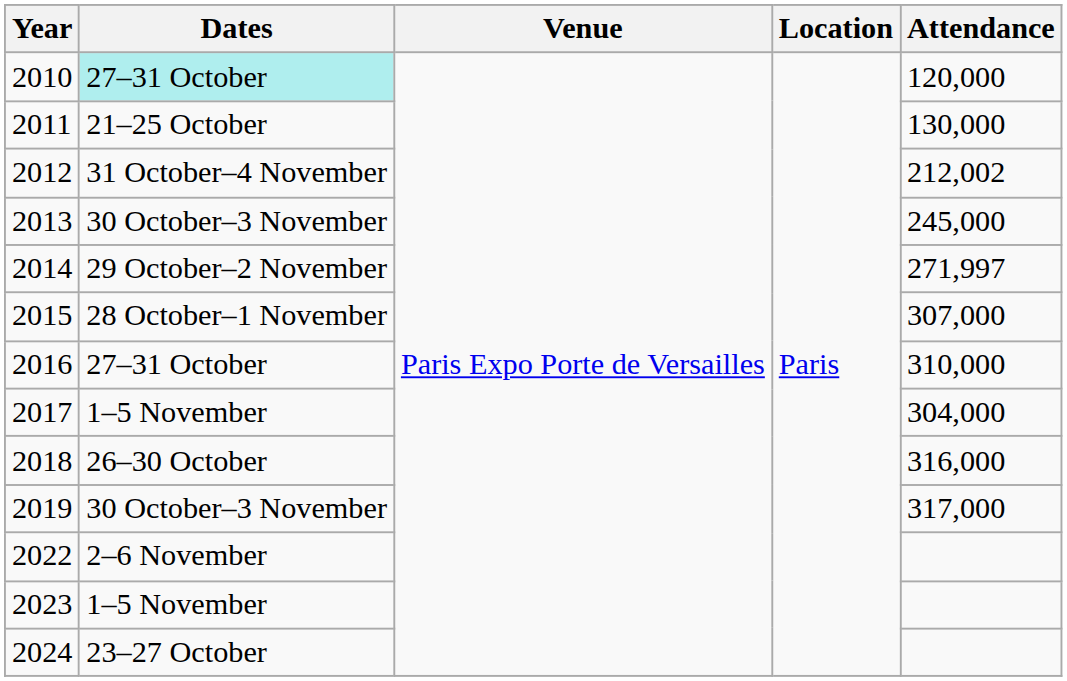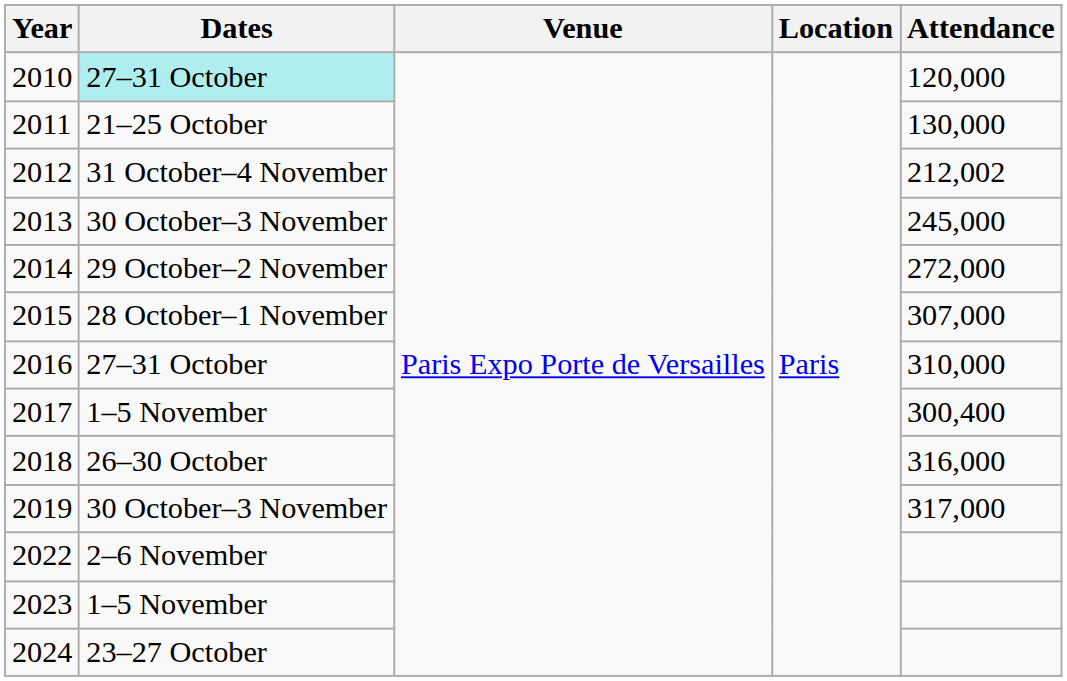(956, 268) 271,997 -> (956, 268) 272,000
(956, 412) 304,000 -> (956, 412) 300,400
